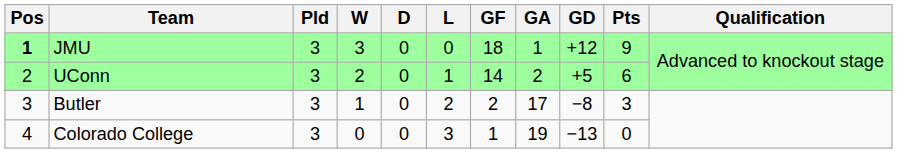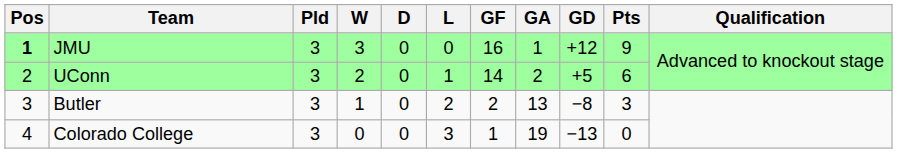(493, 47) 18 -> (493, 47) 16
(537, 104) 17 -> (537, 104) 13
